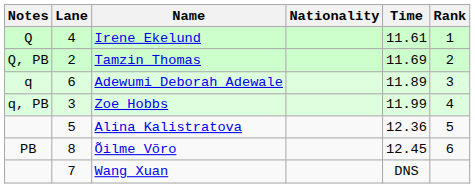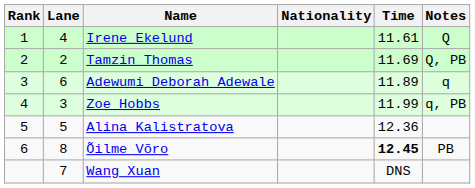columns swapped: (450, 16) <-> (28, 16)
(407, 149) normal -> (398, 149) bold
